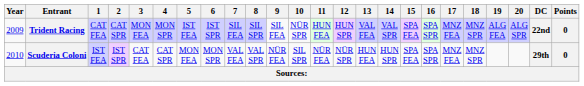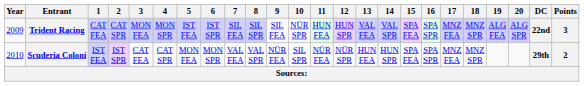(565, 30) 0 -> (565, 30) 3
(565, 54) 0 -> (565, 54) 2
